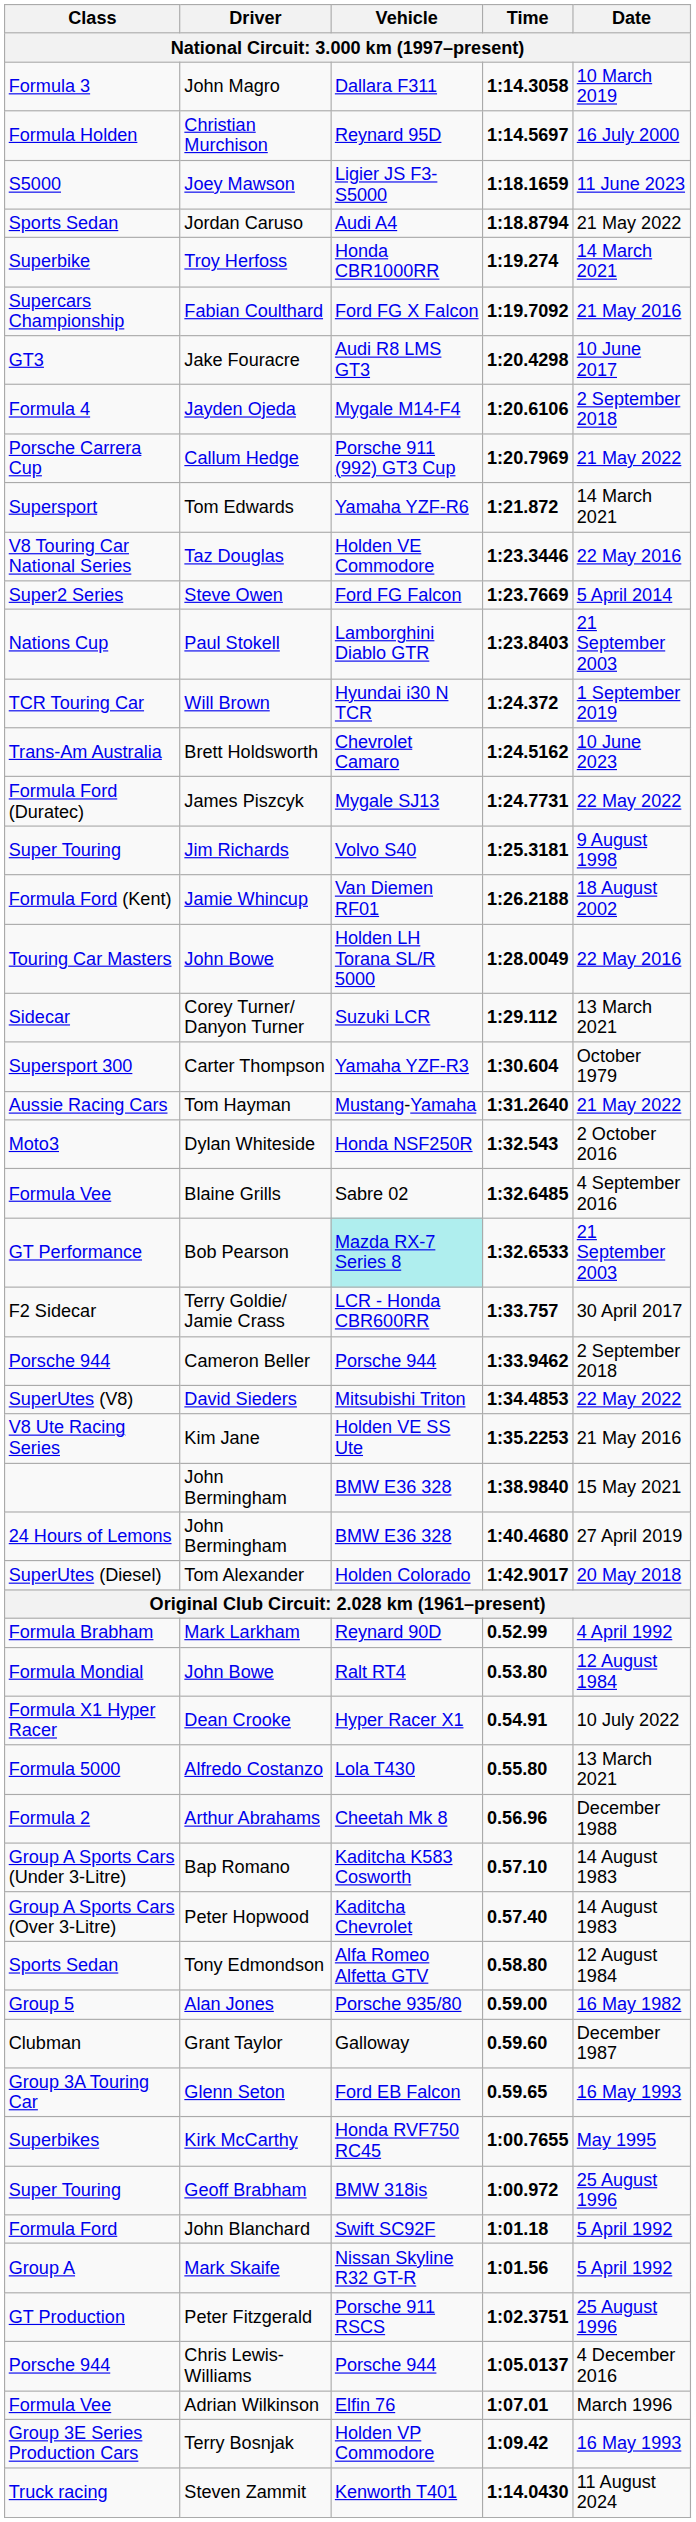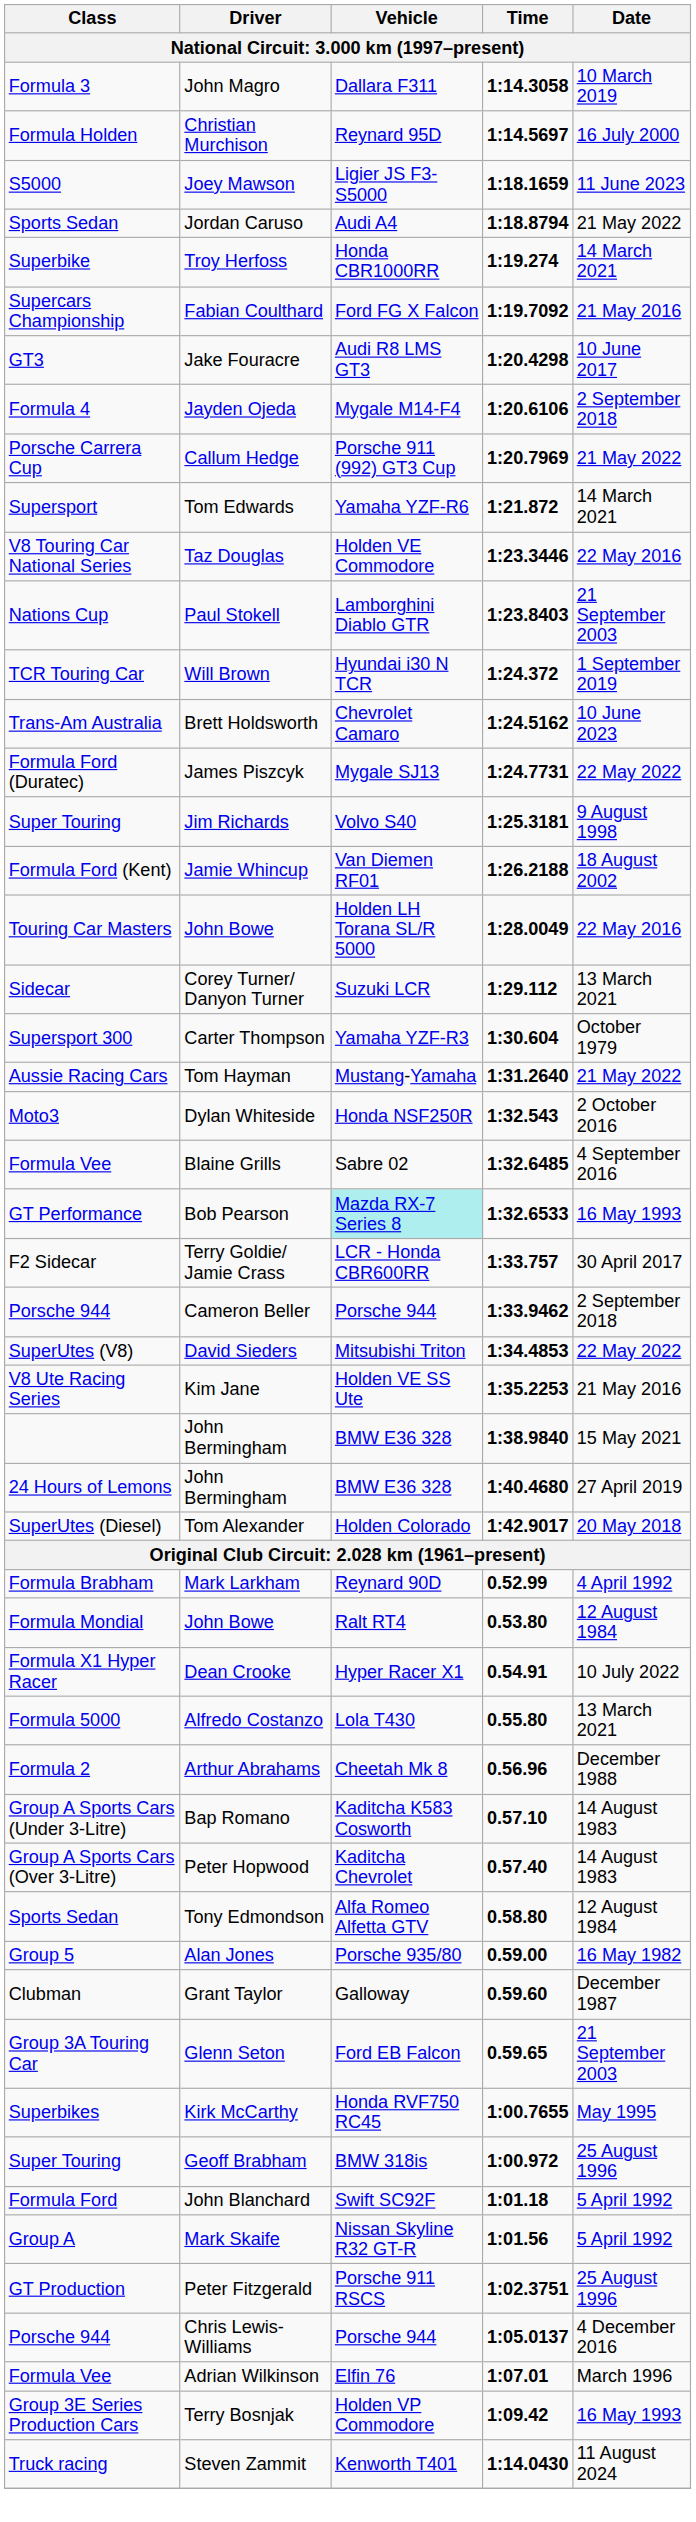- row: (66, 594)
(621, 1252) 21 September 2003 -> (629, 1213) 16 May 1993
(629, 2092) 16 May 1993 -> (621, 2053) 21 September 2003
